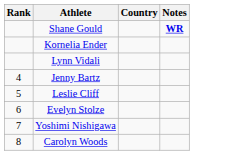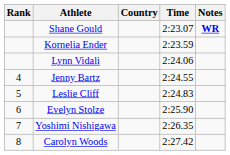+ column: (178, 12)
